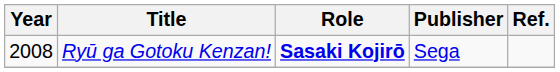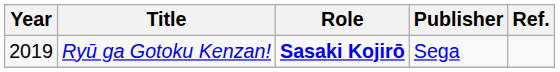(31, 51) 2008 -> (31, 51) 2019
